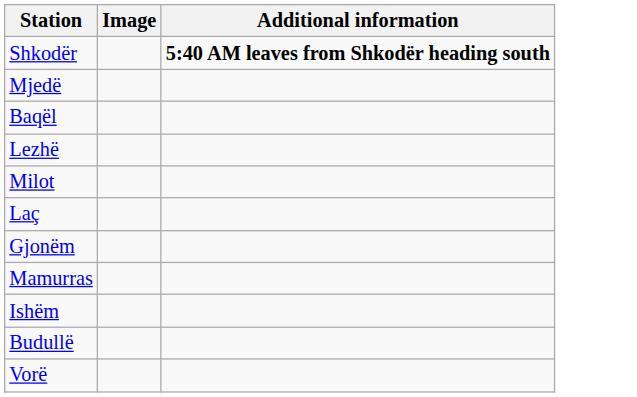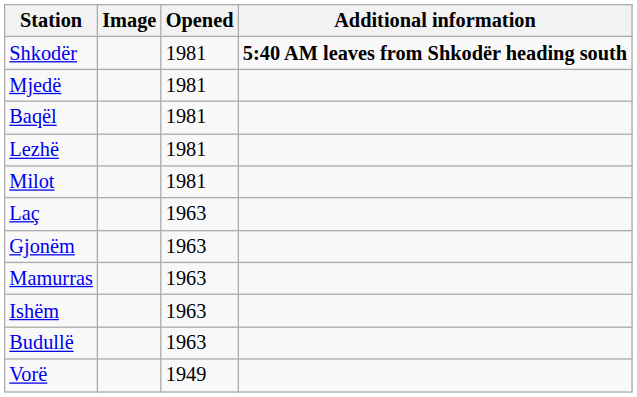+ column: (200, 20)
